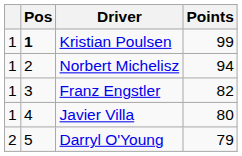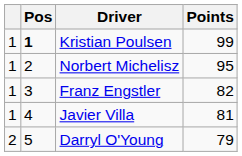(225, 66) 94 -> (225, 66) 95
(225, 115) 80 -> (225, 115) 81
